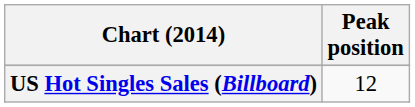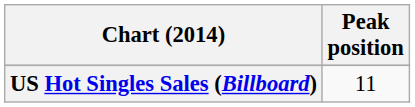(366, 83) 12 -> (366, 83) 11
